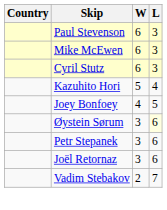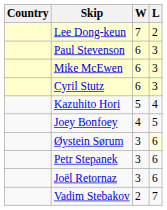+ row: (90, 31)
